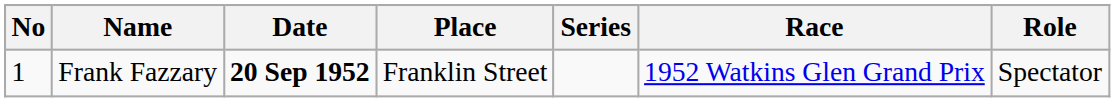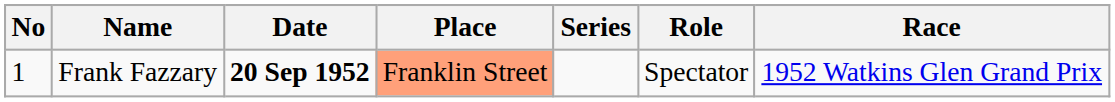columns swapped: (814, 26) <-> (1050, 26)
(465, 72) no background -> (465, 72) lightsalmon background
